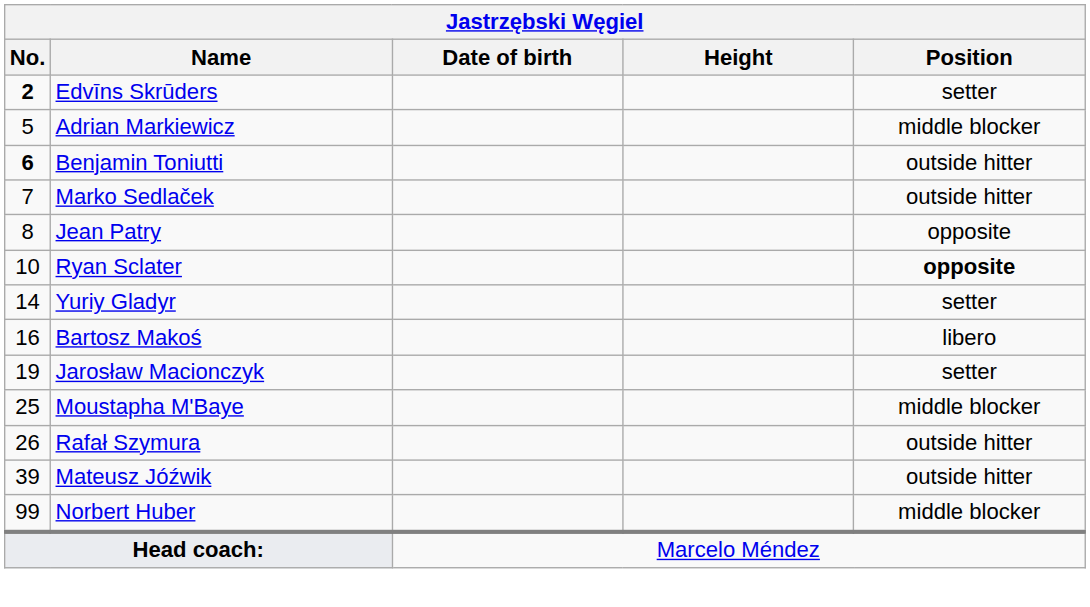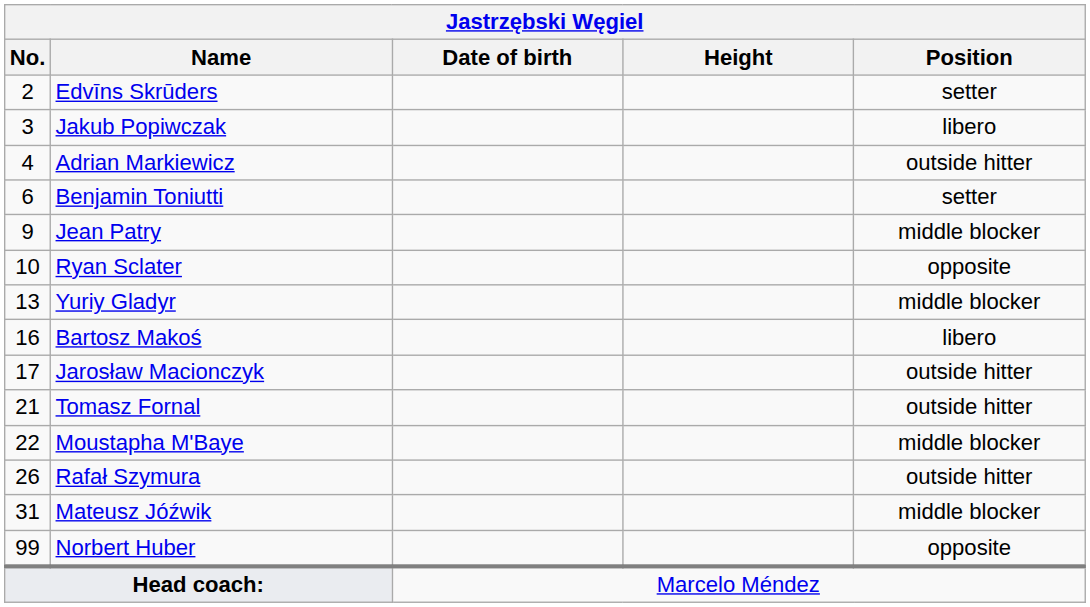(28, 92) bold -> (28, 92) normal
+ row: (141, 127)
(28, 127) 5 -> (28, 162) 4
(969, 127) middle blocker -> (969, 162) outside hitter
(28, 162) bold -> (28, 197) normal
(969, 162) outside hitter -> (969, 197) setter
- row: (135, 197)
(28, 232) 8 -> (28, 232) 9
(969, 232) opposite -> (969, 232) middle blocker
(969, 267) bold -> (969, 267) normal
(28, 302) 14 -> (28, 302) 13
(969, 302) setter -> (969, 302) middle blocker
(28, 372) 19 -> (28, 372) 17
(969, 372) setter -> (969, 372) outside hitter
+ row: (128, 407)
(28, 407) 25 -> (28, 442) 22
(28, 477) 39 -> (28, 512) 31
(969, 477) outside hitter -> (969, 512) middle blocker
(969, 512) middle blocker -> (969, 547) opposite
